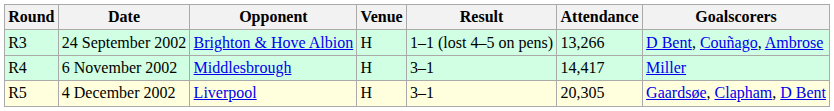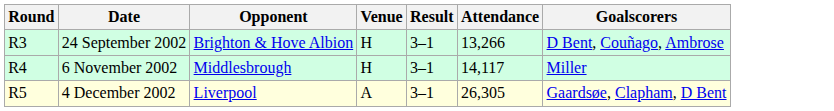(482, 42) 1–1 (lost 4–5 on pens) -> (422, 42) 3–1
(582, 67) 14,417 -> (483, 67) 14,117
(366, 93) H -> (366, 93) A
(582, 93) 20,305 -> (483, 93) 26,305
